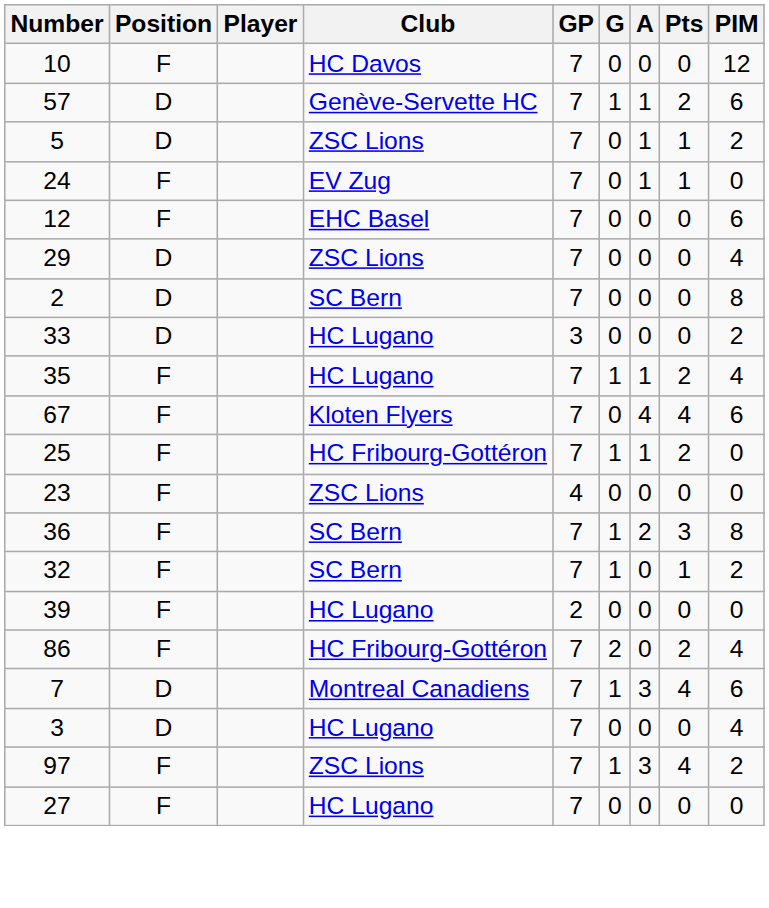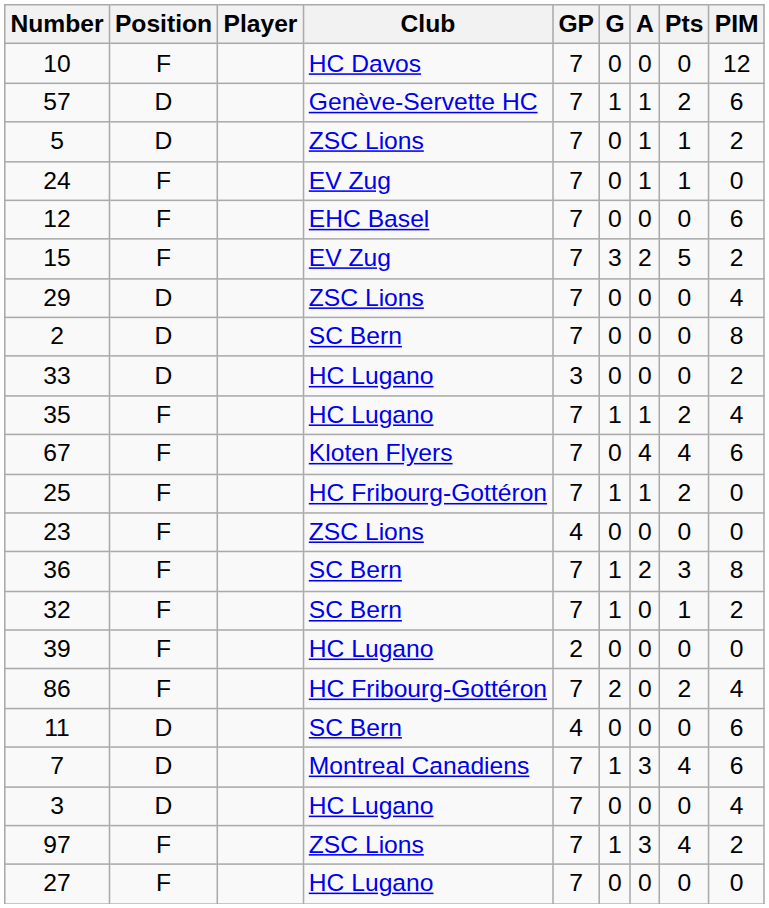+ row: (57, 258)
+ row: (57, 727)
